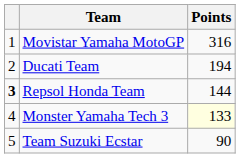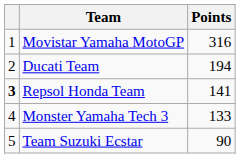(220, 91) 144 -> (220, 91) 141
(220, 116) lightyellow background -> (220, 116) no background
